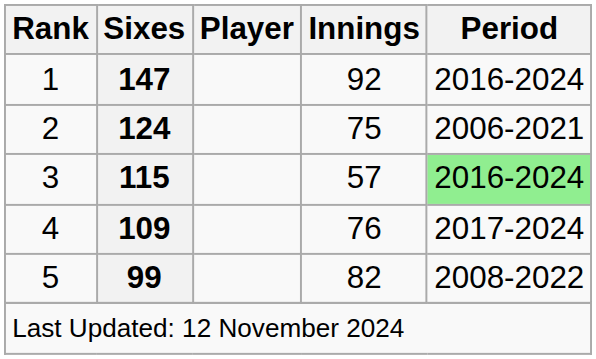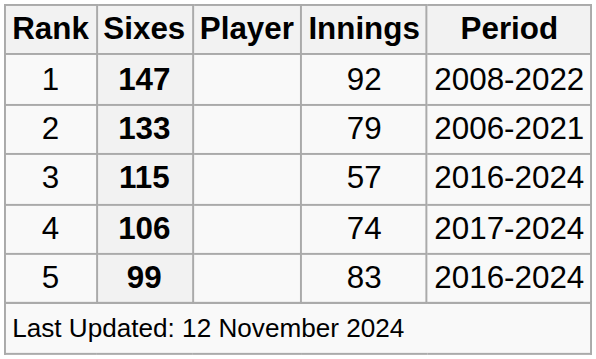(509, 79) 2016-2024 -> (509, 79) 2008-2022
(144, 128) 124 -> (144, 128) 133
(364, 128) 75 -> (364, 128) 79
(509, 178) lightgreen background -> (509, 178) no background
(144, 228) 109 -> (144, 228) 106
(364, 228) 76 -> (364, 228) 74
(364, 278) 82 -> (364, 278) 83
(509, 278) 2008-2022 -> (509, 278) 2016-2024
